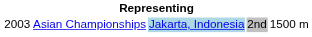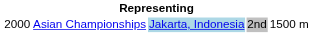(17, 24) 2003 -> (17, 24) 2000
